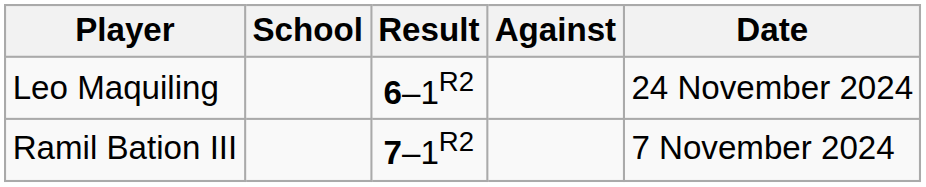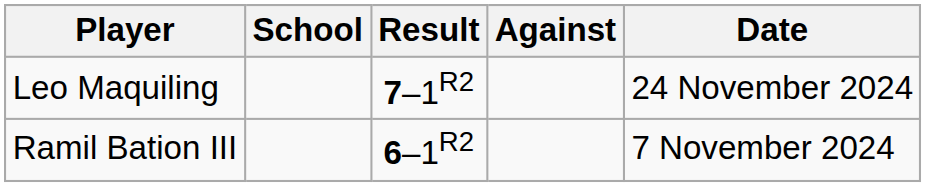(429, 87) 6–1R2 -> (429, 87) 7–1R2
(429, 149) 7–1R2 -> (429, 149) 6–1R2
